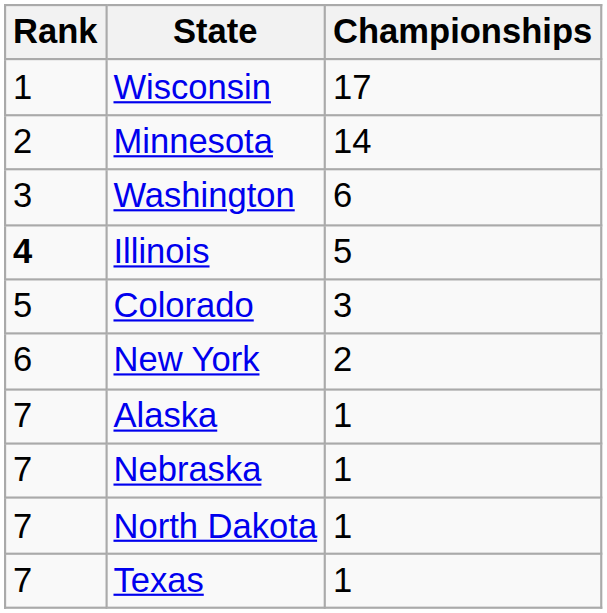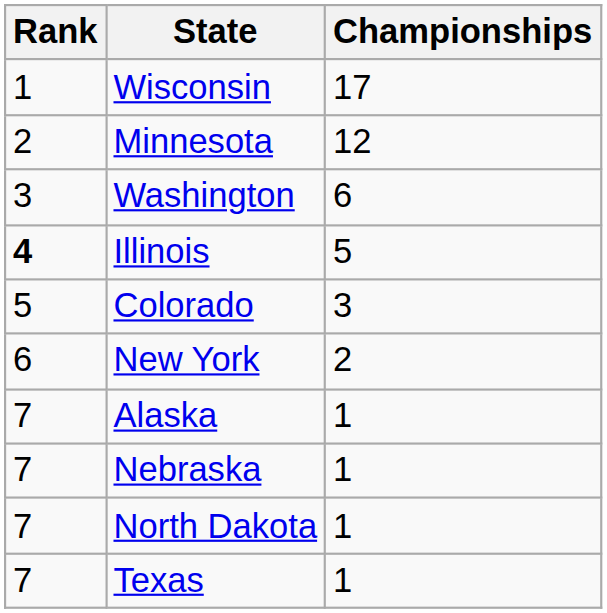(352, 141) 14 -> (352, 141) 12
